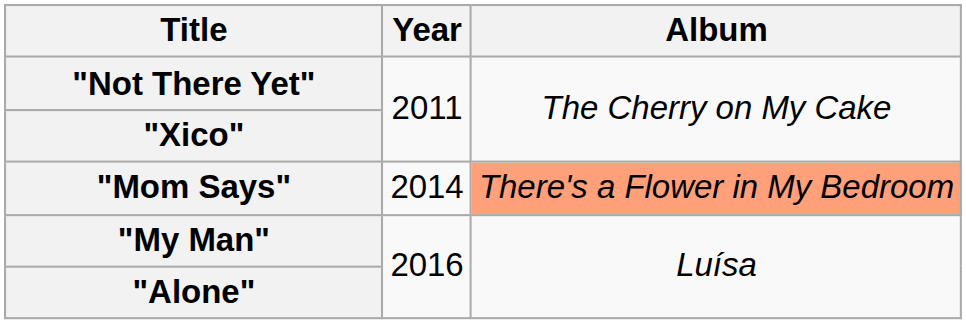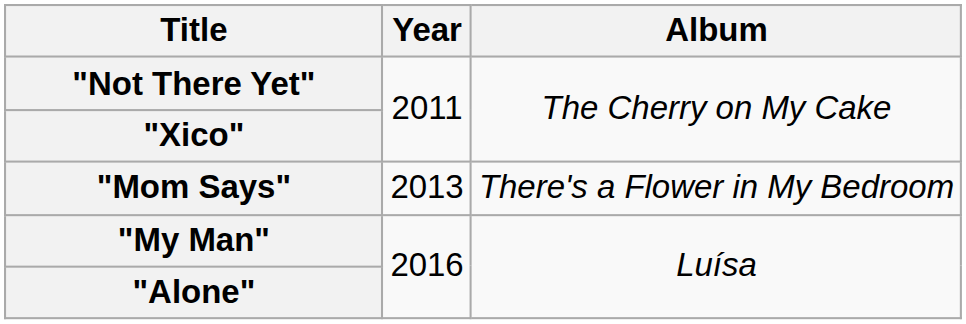(427, 187) 2014 -> (427, 187) 2013
(717, 187) lightsalmon background -> (717, 187) no background
